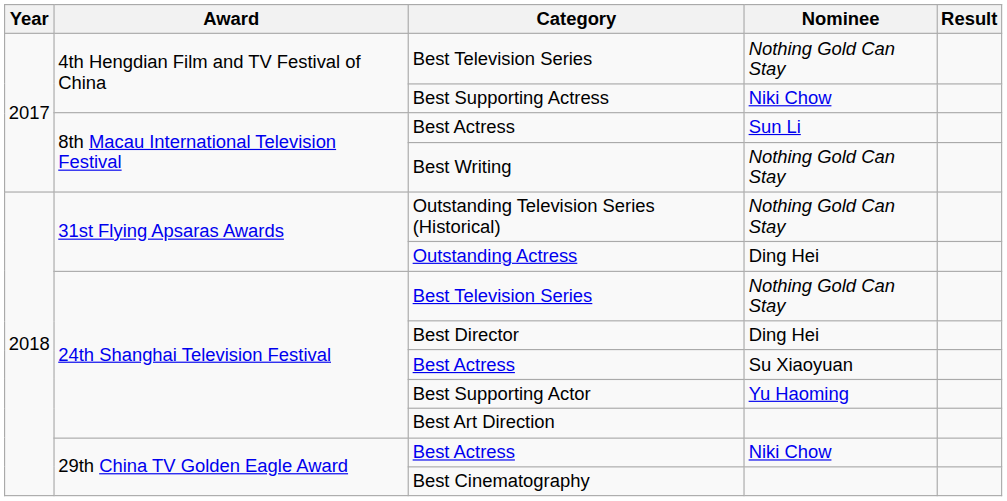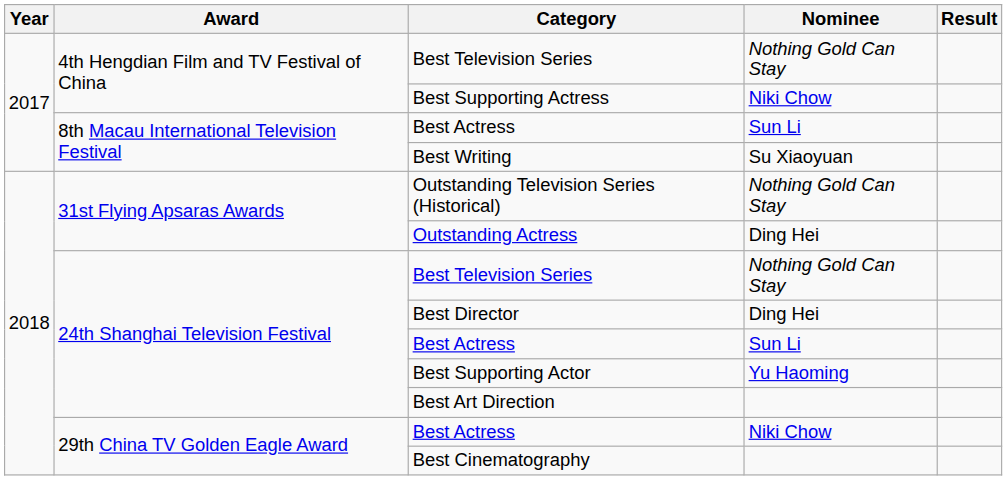(822, 166) Nothing Gold Can Stay -> (801, 156) Su Xiaoyuan
(801, 364) Su Xiaoyuan -> (775, 343) Sun Li
